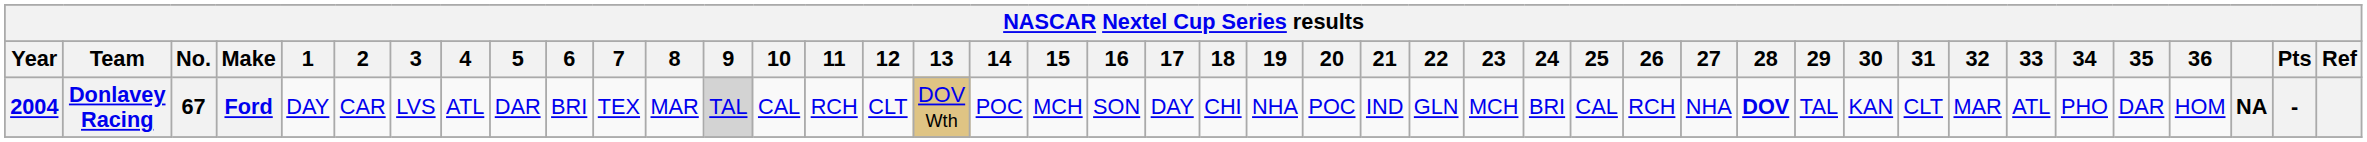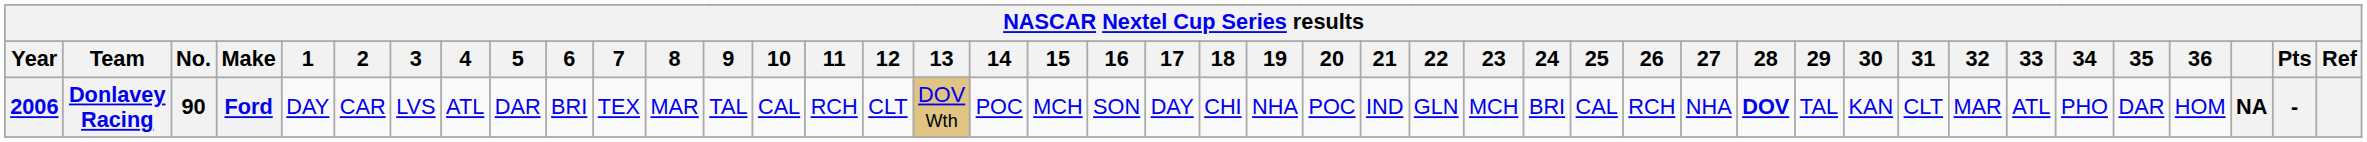(34, 107) 2004 -> (34, 107) 2006
(193, 107) 67 -> (193, 107) 90
(728, 107) lightgrey background -> (728, 107) no background
